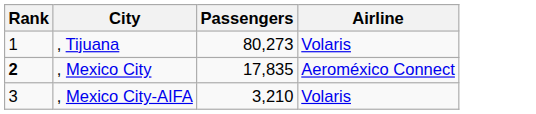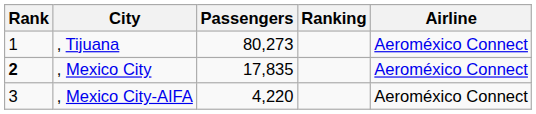+ column: (334, 18)
(326, 44) Volaris -> (451, 44) Aeroméxico Connect
(273, 97) 3,210 -> (273, 97) 4,220
(326, 97) Volaris -> (451, 97) Aeroméxico Connect
